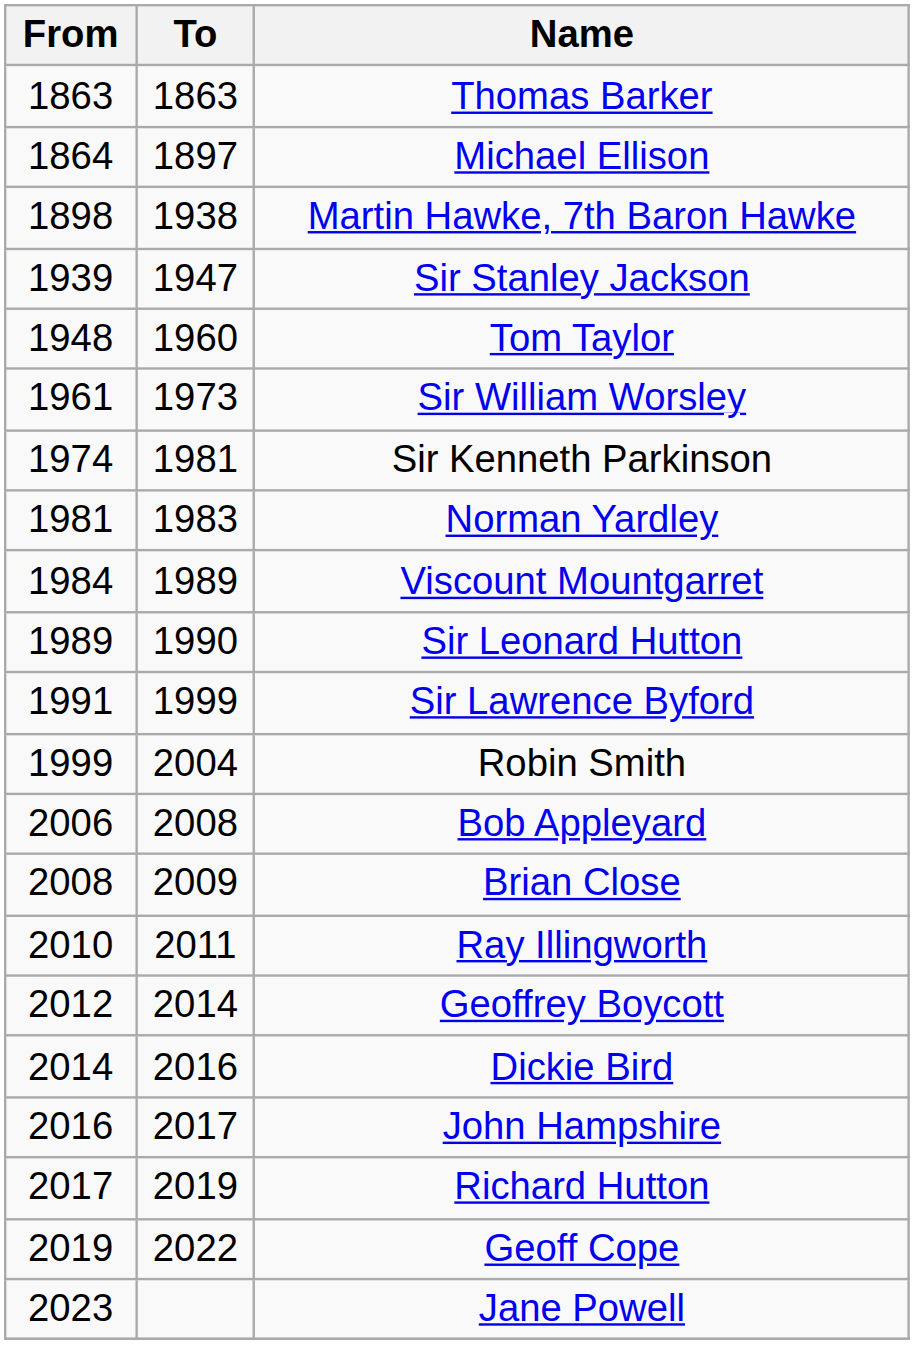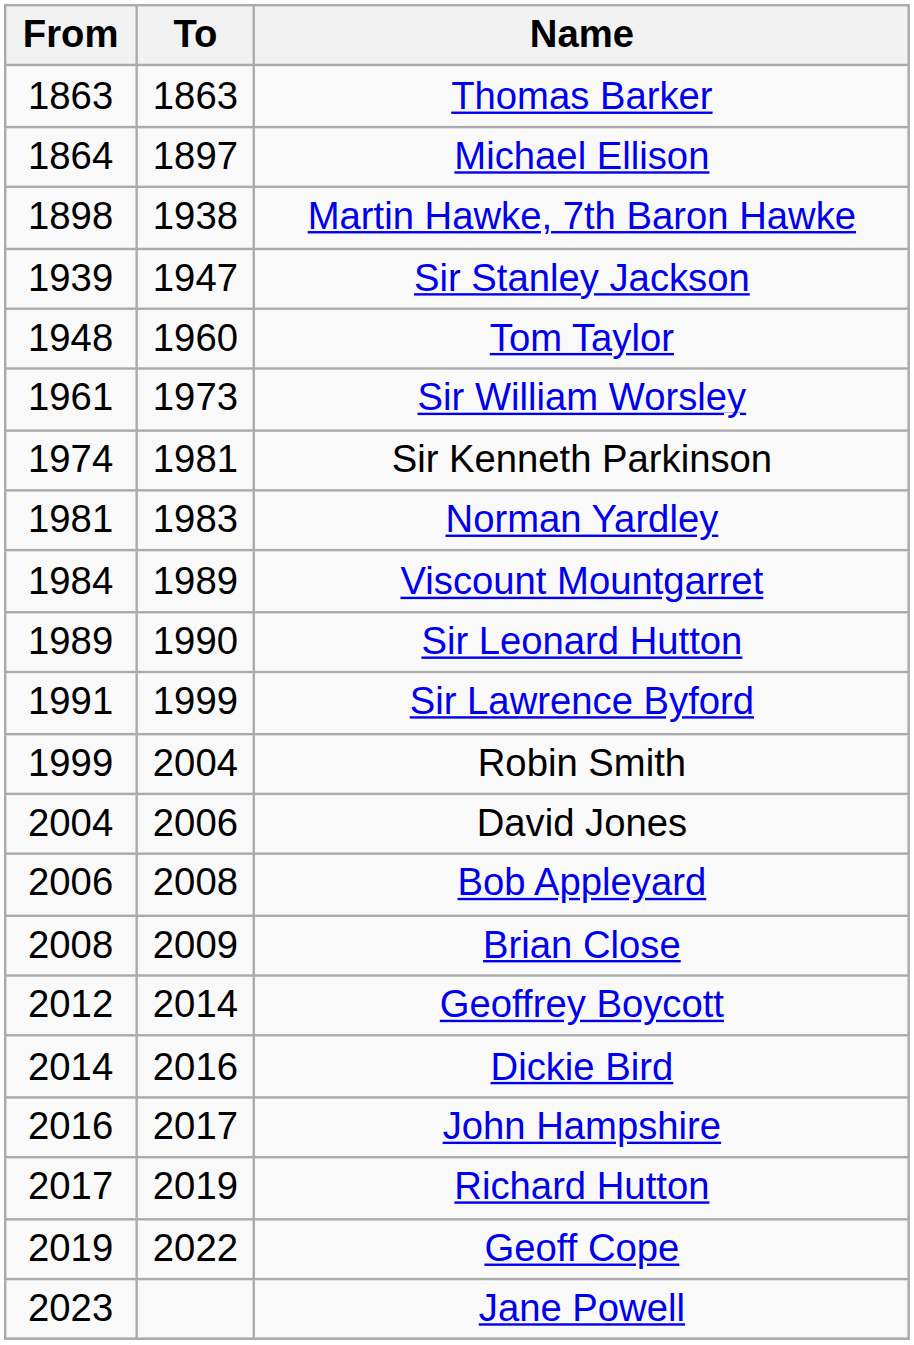+ row: (582, 823)
- row: (582, 944)
